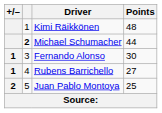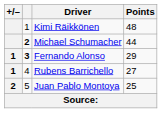(27, 56) normal -> (27, 56) bold
(131, 56) 30 -> (131, 56) 29
